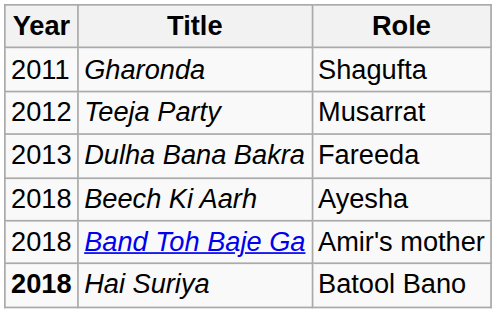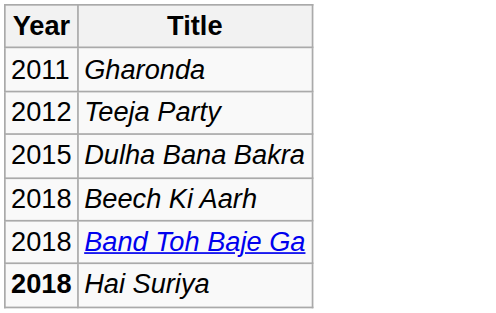- column: (401, 26)
(41, 155) 2013 -> (41, 155) 2015
